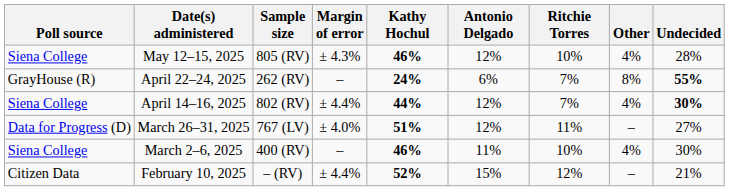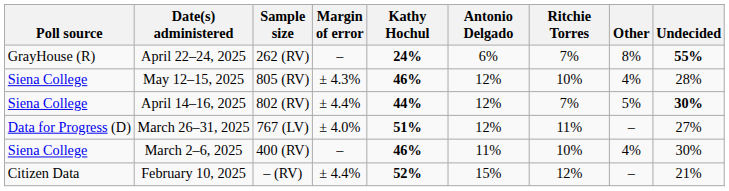rows swapped: (194, 56) <-> (194, 80)
(631, 104) 4% -> (631, 104) 5%
